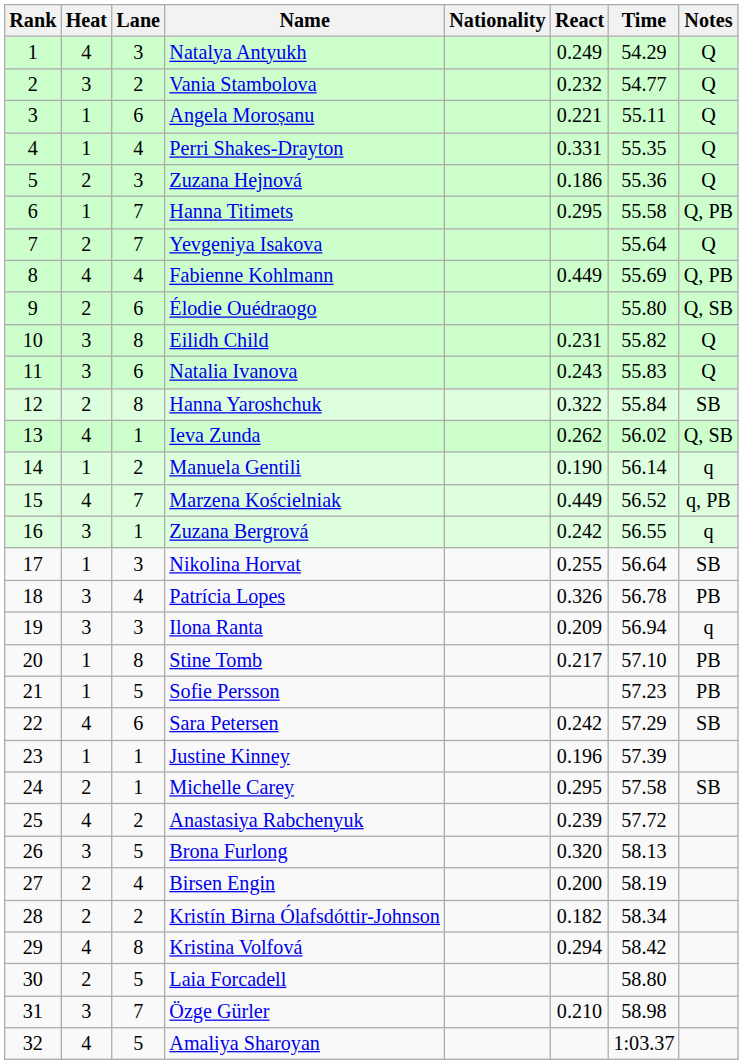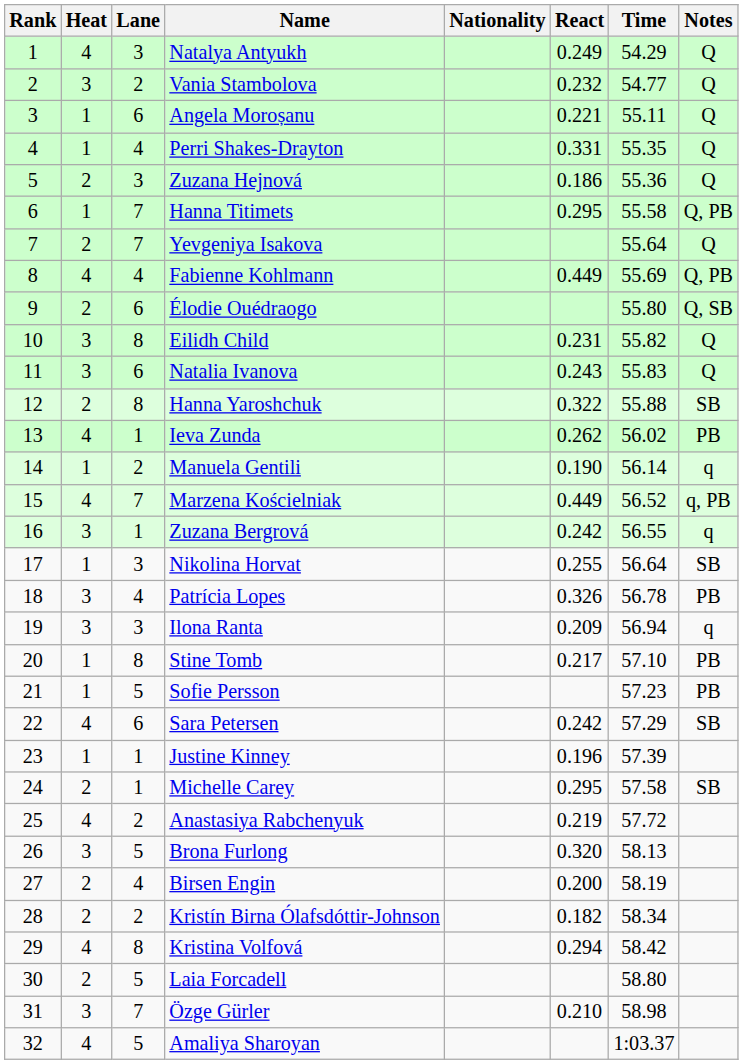(644, 404) 55.84 -> (644, 404) 55.88
(708, 436) Q, SB -> (708, 436) PB
(580, 819) 0.239 -> (580, 819) 0.219
